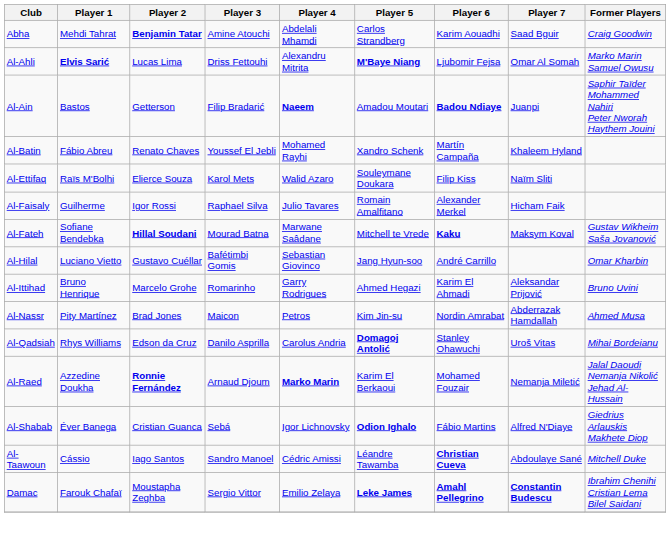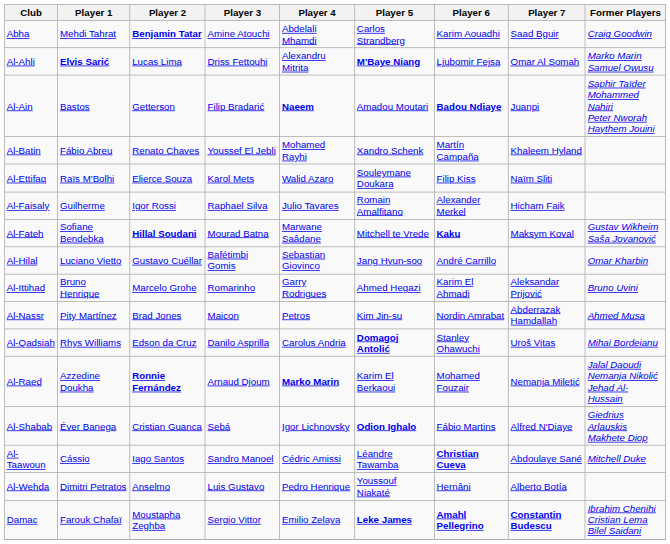+ row: (28, 486)
